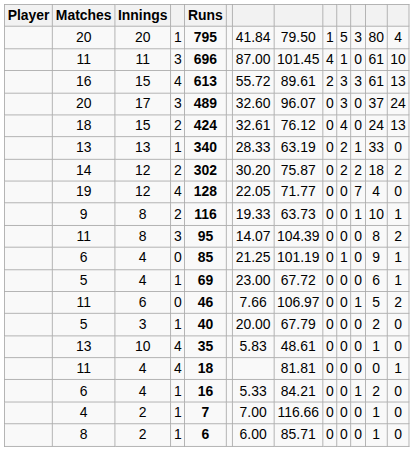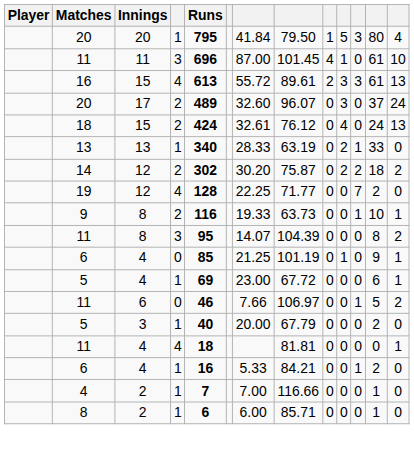(178, 103) 3 -> (178, 103) 2
(253, 192) 22.05 -> (253, 192) 22.25
(376, 192) 4 -> (376, 192) 2
- row: (84, 346)
